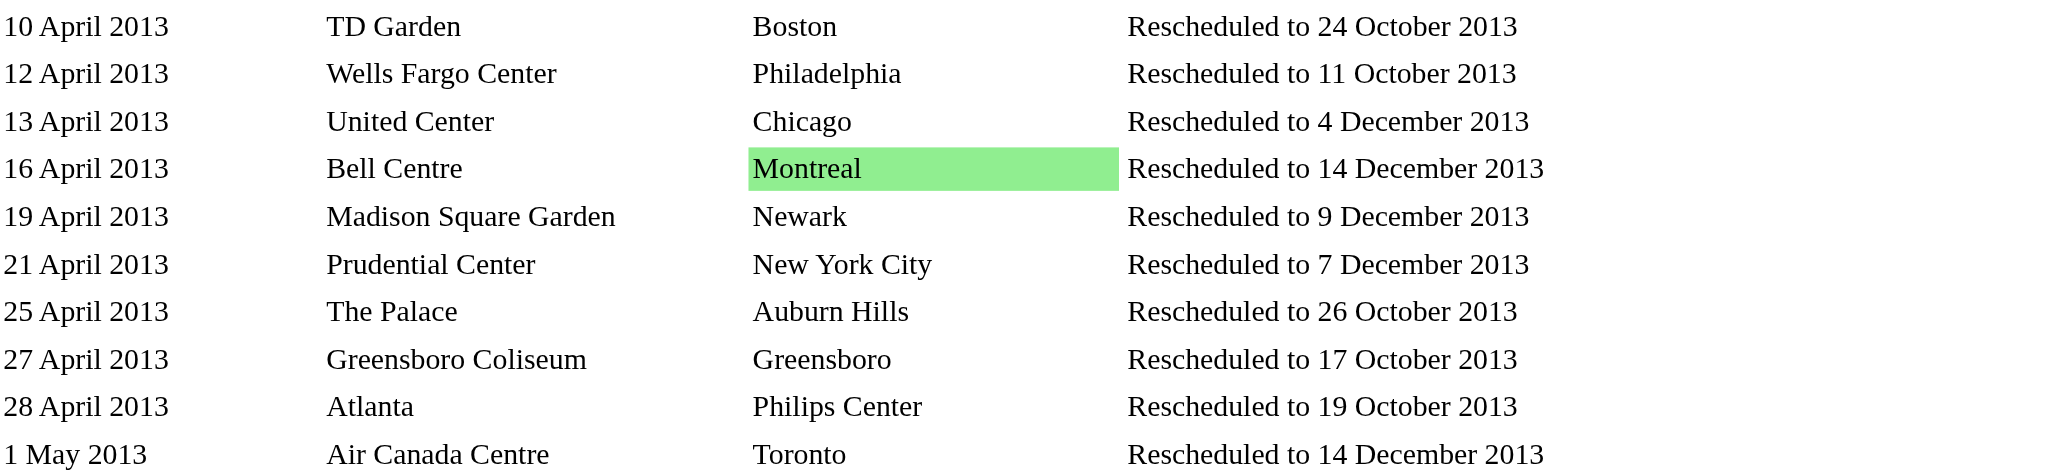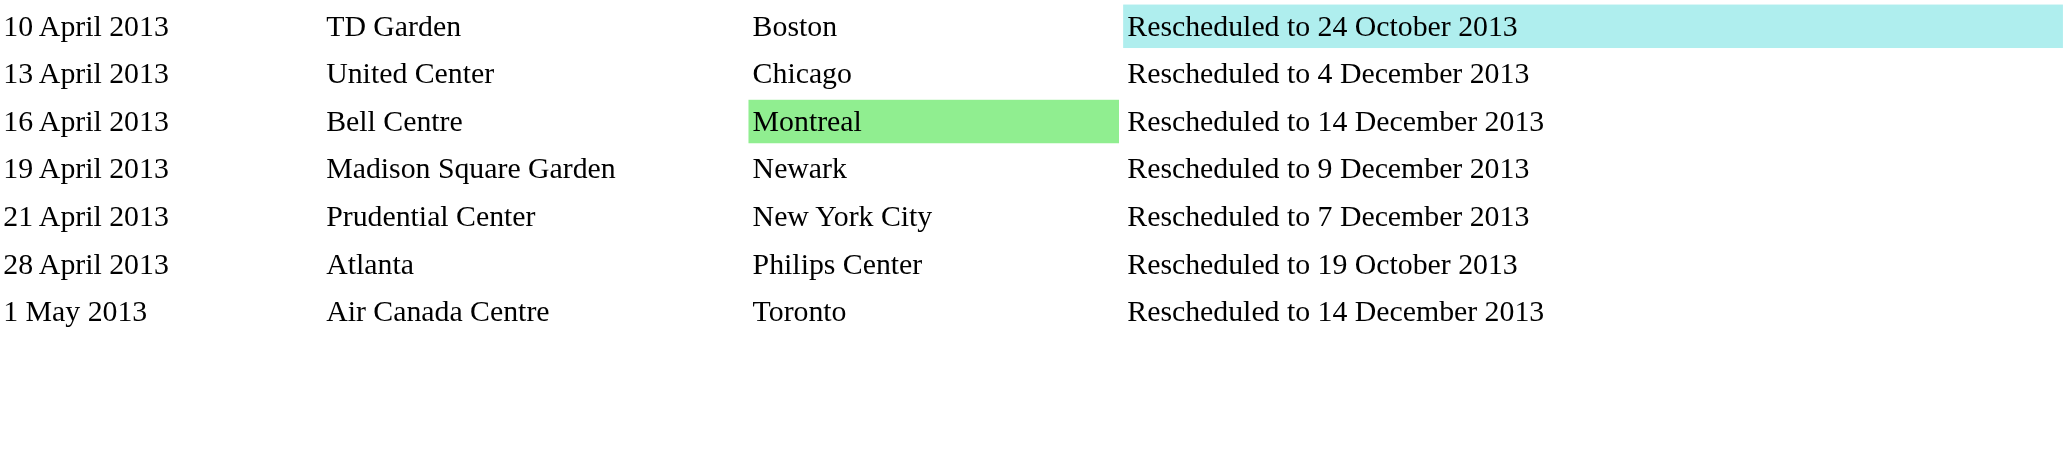(1323, 25) no background -> (1323, 25) paleturquoise background
- row: (86, 73)
- row: (86, 311)
- row: (86, 359)
